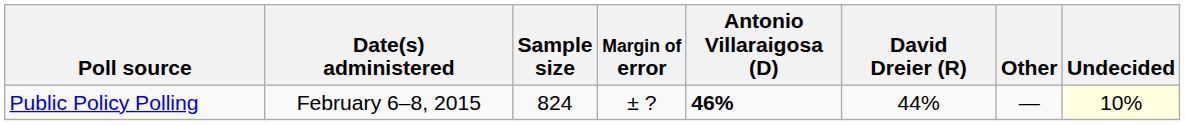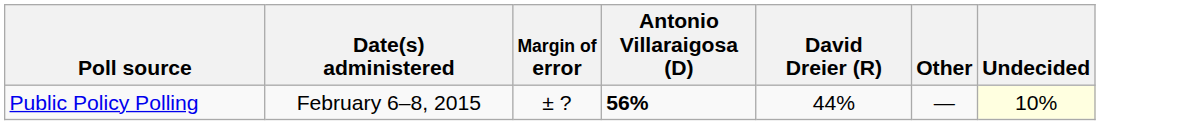- column: (555, 56)
(712, 102) 46% -> (627, 102) 56%
